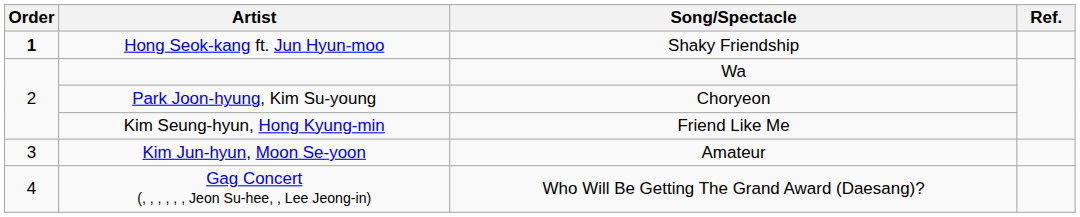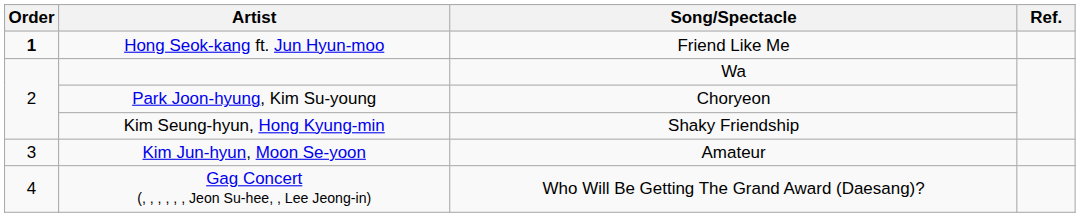(734, 44) Shaky Friendship -> (734, 44) Friend Like Me
(734, 125) Friend Like Me -> (734, 125) Shaky Friendship
